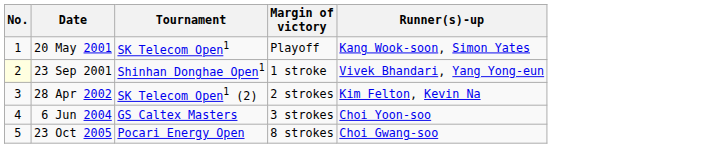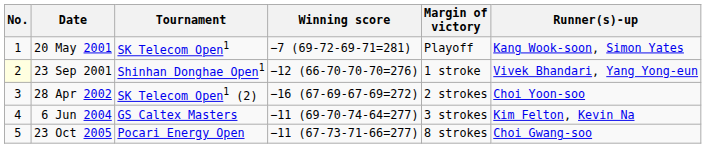+ column: (344, 21)
(410, 94) Kim Felton, Kevin Na -> (539, 94) Choi Yoon-soo
(385, 115) Choi Yoon-soo -> (564, 115) Kim Felton, Kevin Na
